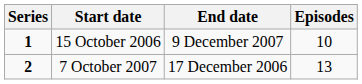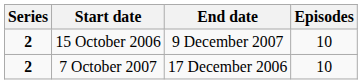(28, 41) 1 -> (28, 41) 2
(324, 66) 13 -> (324, 66) 10
